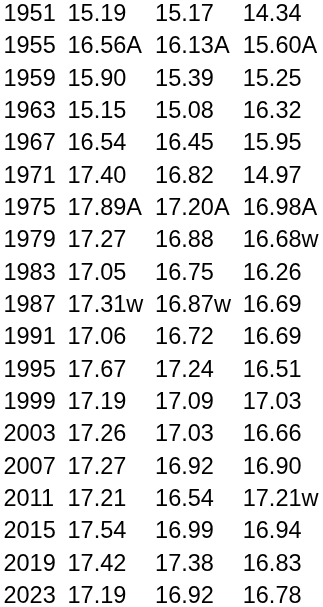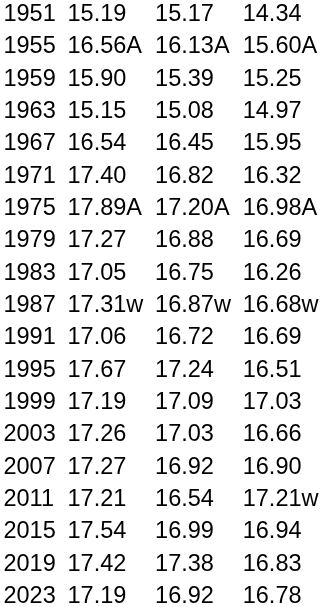(272, 110) 16.32 -> (272, 110) 14.97
(272, 175) 14.97 -> (272, 175) 16.32
(281, 239) 16.68w -> (272, 239) 16.69
(272, 304) 16.69 -> (281, 304) 16.68w
